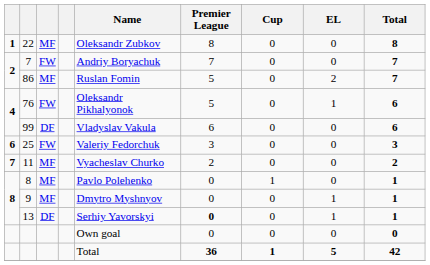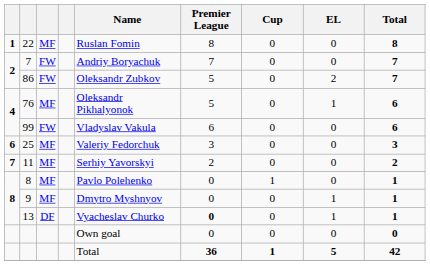(118, 43) Oleksandr Zubkov -> (108, 43) Ruslan Fomin
(47, 79) MF -> (47, 79) FW
(108, 79) Ruslan Fomin -> (118, 79) Oleksandr Zubkov
(47, 103) FW -> (47, 103) MF
(47, 127) DF -> (47, 127) FW
(47, 145) FW -> (47, 145) MF
(120, 162) Vyacheslav Churko -> (115, 162) Serhiy Yavorskyi
(115, 216) Serhiy Yavorskyi -> (120, 216) Vyacheslav Churko
